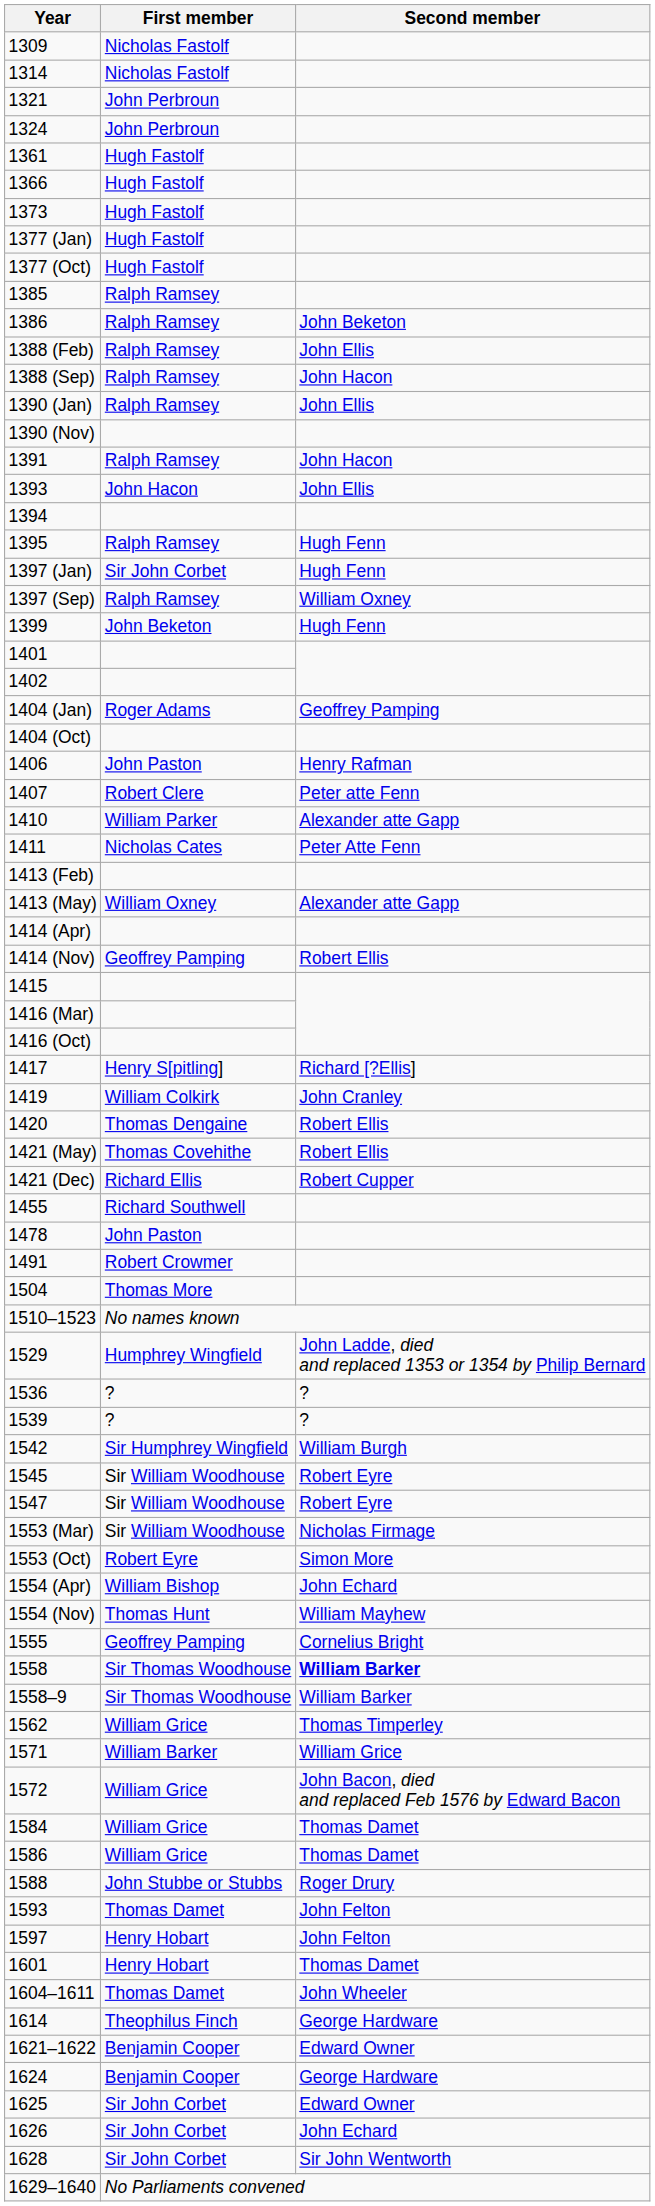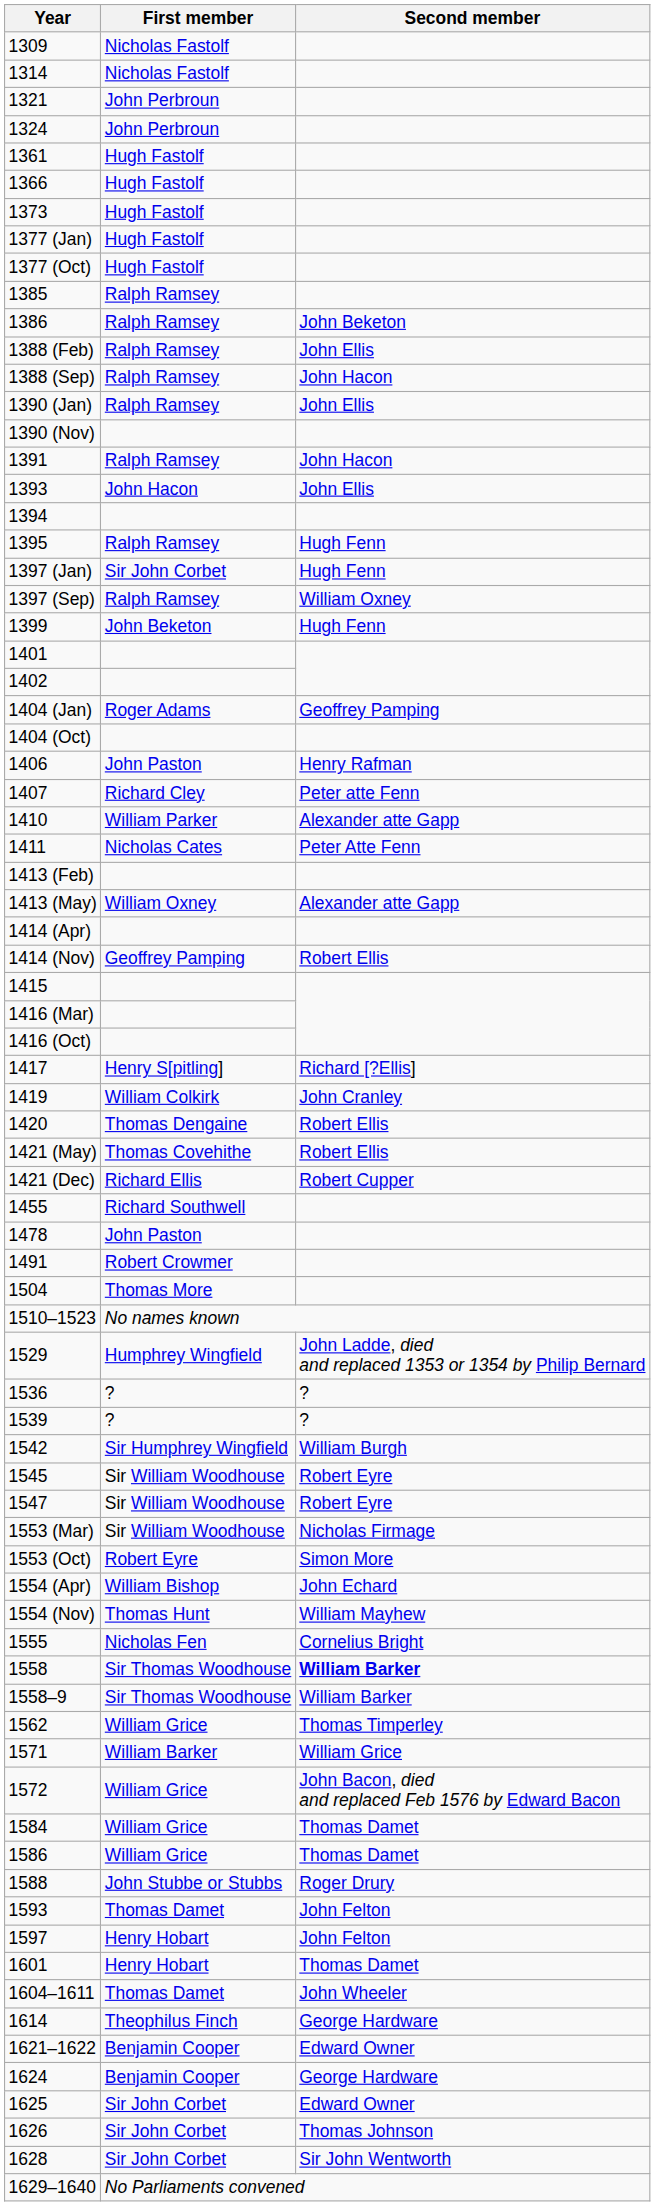(154, 792) Robert Clere -> (155, 792) Richard Cley
(175, 1642) Geoffrey Pamping -> (156, 1642) Nicholas Fen
(348, 2131) John Echard -> (366, 2131) Thomas Johnson
